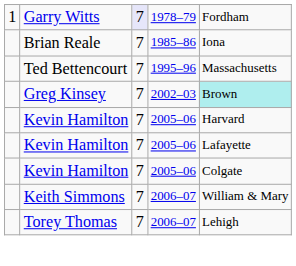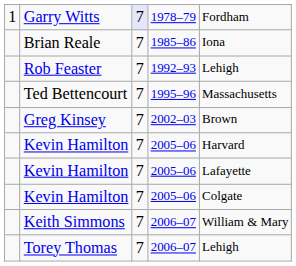+ row: (63, 68)
(220, 94) paleturquoise background -> (220, 119) no background
